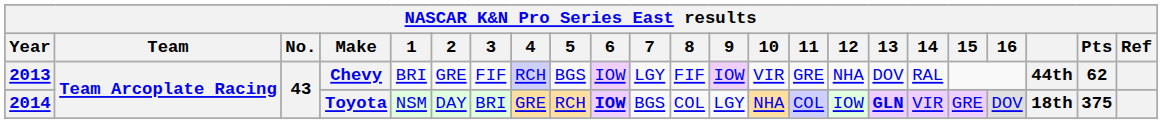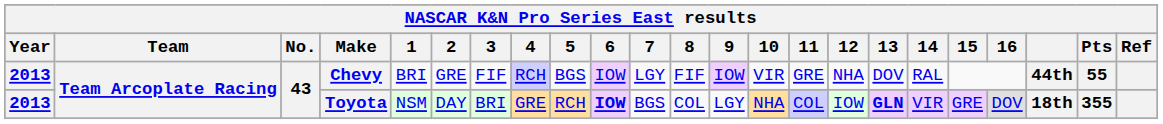(1097, 75) 62 -> (1097, 75) 55
(30, 103) 2014 -> (30, 103) 2013
(1097, 103) 375 -> (1097, 103) 355
